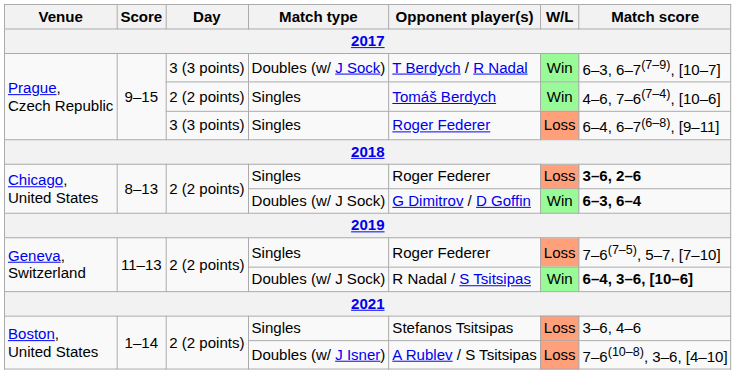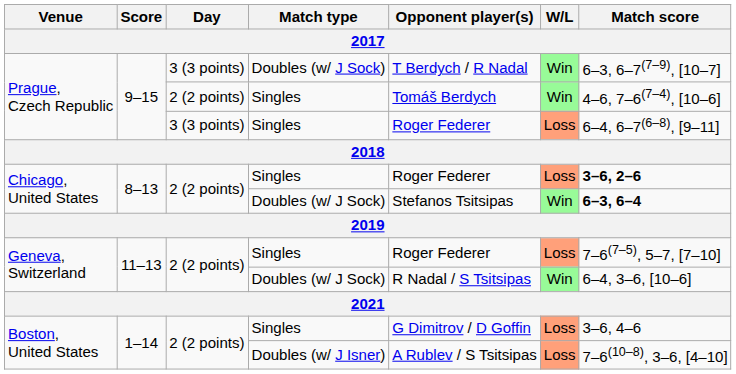(462, 201) G Dimitrov / D Goffin -> (453, 201) Stefanos Tsitsipas
(638, 279) bold -> (637, 279) normal
(453, 328) Stefanos Tsitsipas -> (462, 328) G Dimitrov / D Goffin
